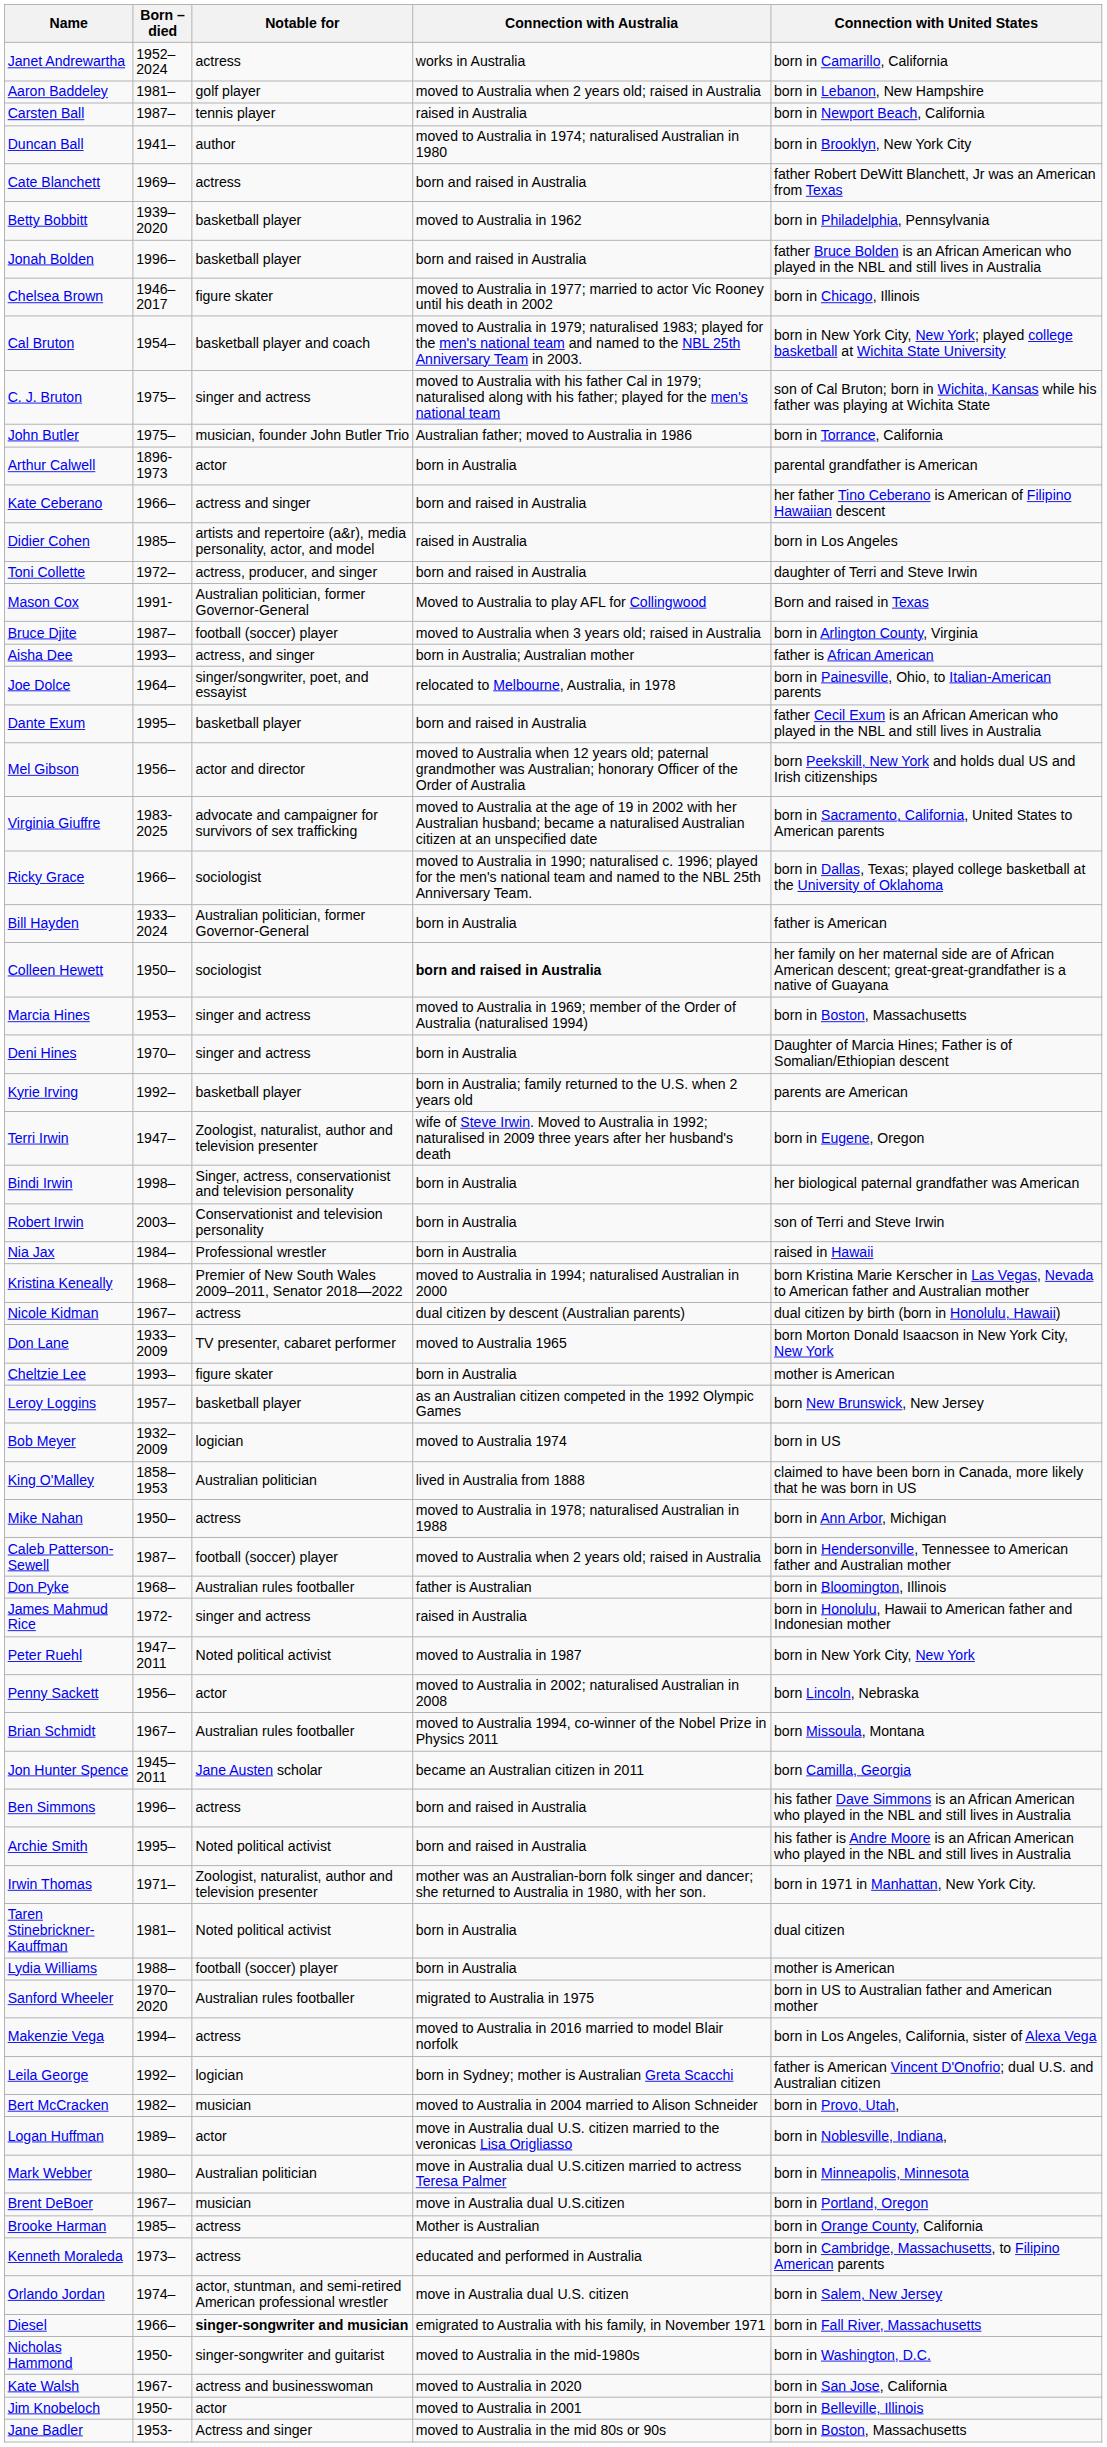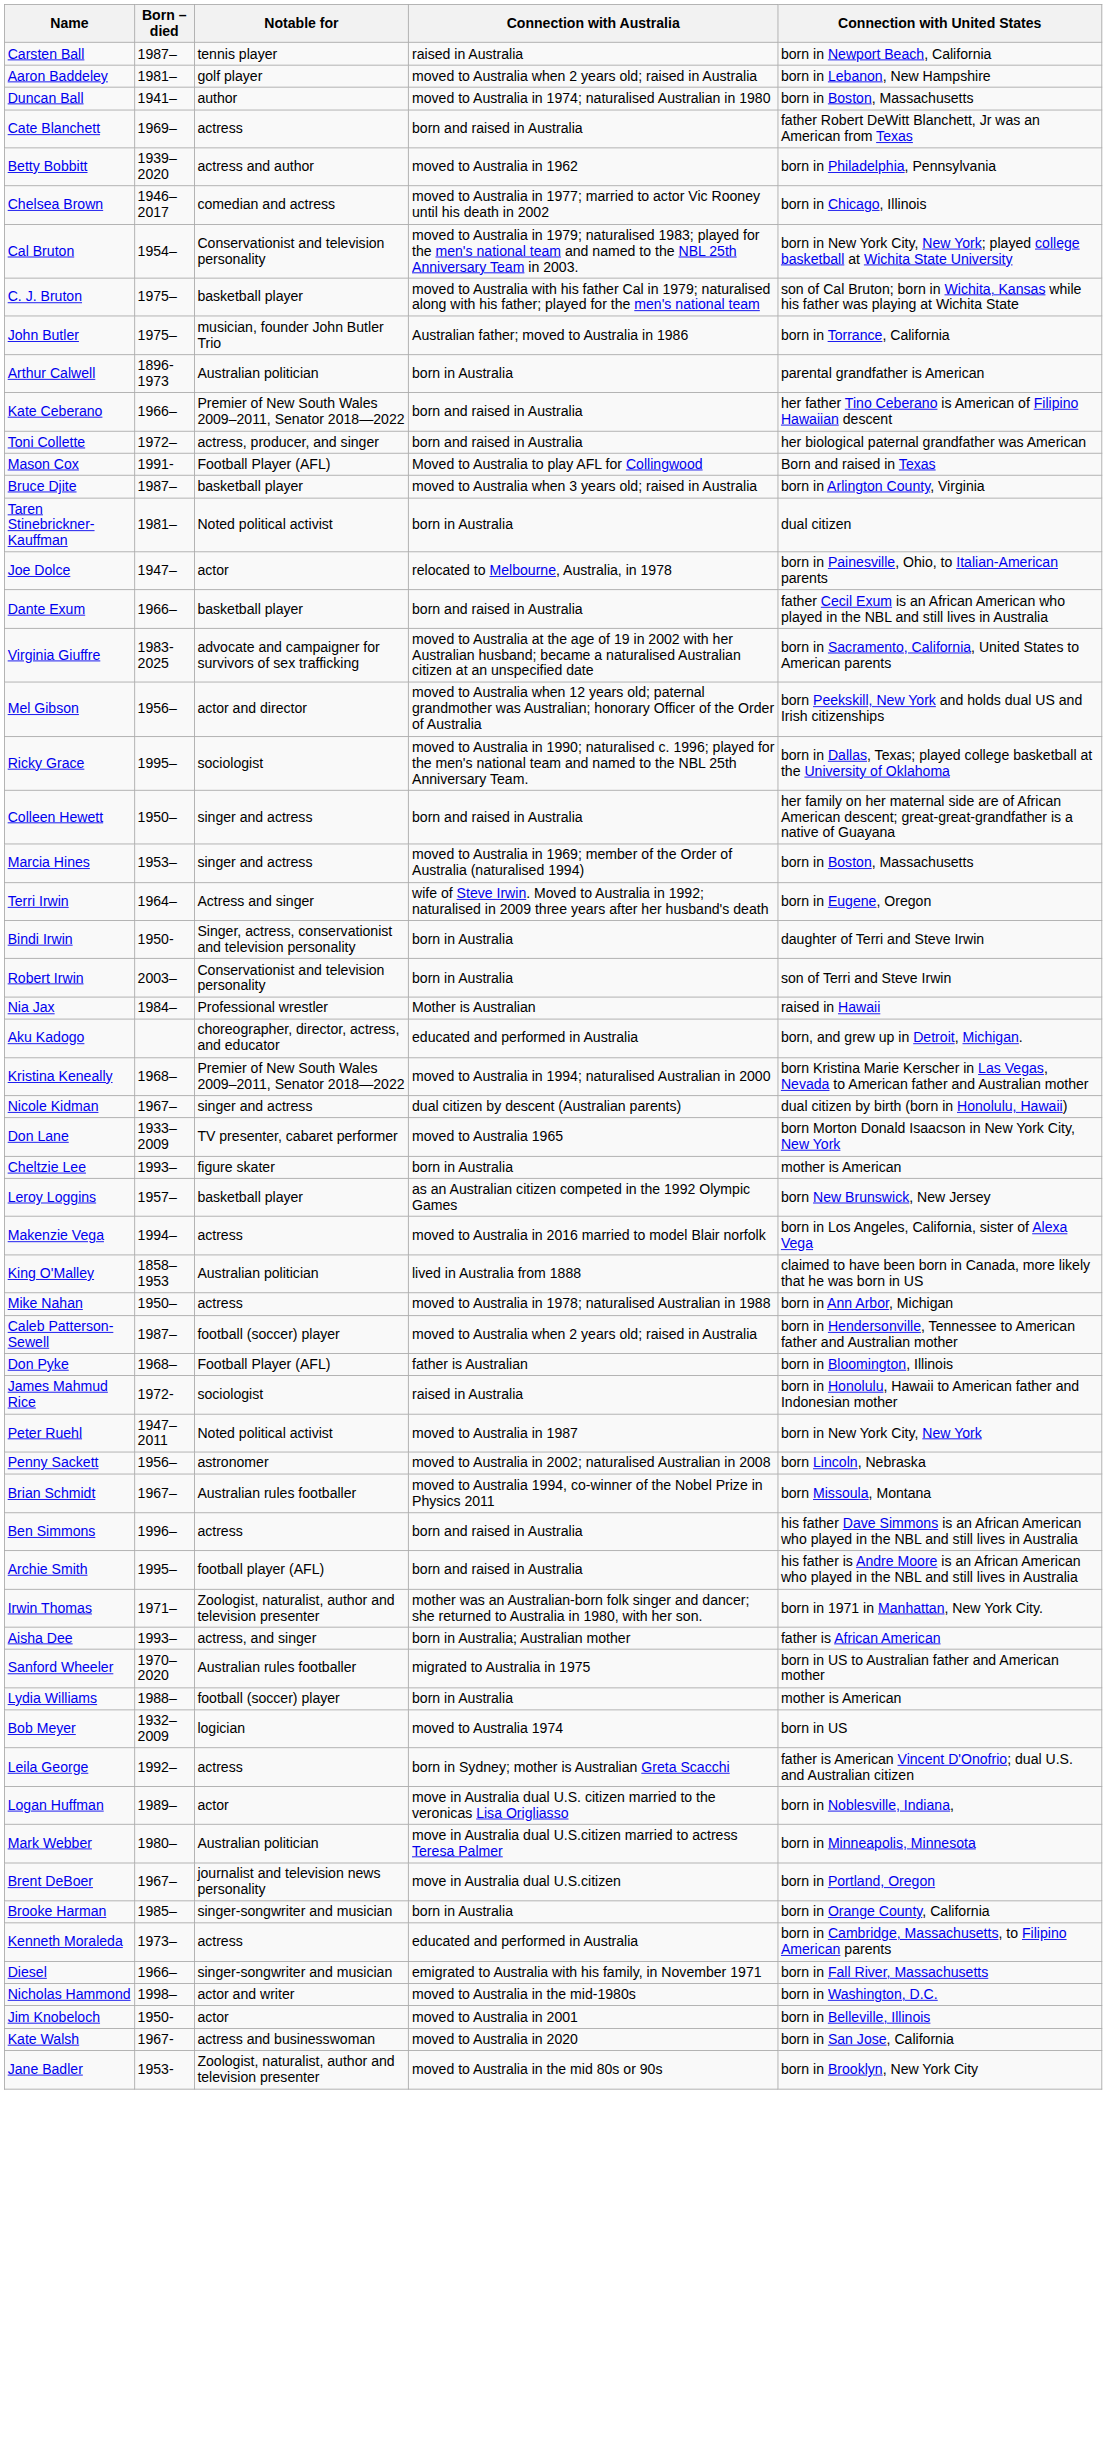- row: (66, 61)
rows swapped: (58, 92) <-> (46, 114)
(873, 144) born in Brooklyn, New York City -> (877, 98) born in Boston, Massachusetts
(248, 220) basketball player -> (256, 166) actress and author
- row: (51, 259)
(234, 297) figure skater -> (266, 205) comedian and actress
(283, 343) basketball player and coach -> (291, 251) Conservationist and television personality
(253, 397) singer and actress -> (250, 297) basketball player
(211, 465) actor -> (258, 373) Australian politician
(253, 503) actress and singer -> (301, 411) Premier of New South Wales 2009–2011, Senator 2018—2022
- row: (49, 542)
(876, 572) daughter of Terri and Steve Irwin -> (934, 442) her biological paternal grandfather was American
(280, 602) Australian politician, former Governor-General -> (264, 464) Football Player (AFL)
(267, 632) football (soccer) player -> (250, 486) basketball player
rows swapped: (40, 655) <-> (51, 1930)
(156, 685) 1964– -> (157, 570) 1947–
(282, 685) singer/songwriter, poet, and essayist -> (213, 570) actor
(156, 723) 1995– -> (157, 609) 1966–
rows swapped: (43, 769) <-> (54, 823)
(156, 877) 1966– -> (157, 763) 1995–
- row: (43, 923)
(228, 969) sociologist -> (255, 817) singer and actress
(509, 969) bold -> (497, 817) normal
- row: (42, 1054)
- row: (43, 1092)
(156, 1138) 1947– -> (157, 901) 1964–
(294, 1138) Zoologist, naturalist, author and television presenter -> (256, 901) Actress and singer
(156, 1184) 1998– -> (156, 939) 1950-
(927, 1184) her biological paternal grandfather was American -> (883, 939) daughter of Terri and Steve Irwin
(466, 1252) born in Australia -> (474, 1008) Mother is Australian
+ row: (46, 1038)
(218, 1313) actress -> (255, 1106) singer and actress
rows swapped: (42, 1442) <-> (56, 2037)
(275, 1587) Australian rules footballer -> (264, 1364) Football Player (AFL)
(253, 1617) singer and actress -> (230, 1394) sociologist
(211, 1693) actor -> (233, 1463) astronomer
- row: (68, 1770)
(263, 1846) Noted political activist -> (261, 1569) football player (AFL)
rows swapped: (61, 1999) <-> (52, 1968)
(219, 2075) logician -> (220, 1767) actress
- row: (58, 2105)
(223, 2204) musician -> (289, 1881) journalist and television news personality
(218, 2226) actress -> (295, 1911) singer-songwriter and musician
(478, 2226) Mother is Australian -> (462, 1911) born in Australia
- row: (56, 2295)
(302, 2325) bold -> (295, 1972) normal
(154, 2355) 1950- -> (157, 1994) 1998–
(290, 2355) singer-songwriter and guitarist -> (246, 1994) actor and writer
rows swapped: (43, 2385) <-> (54, 2408)
(254, 2430) Actress and singer -> (296, 2069) Zoologist, naturalist, author and television presenter
(870, 2430) born in Boston, Massachusetts -> (880, 2069) born in Brooklyn, New York City
